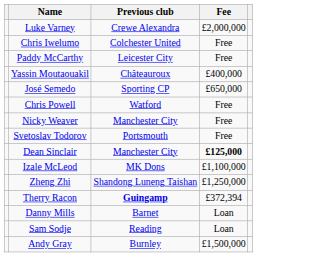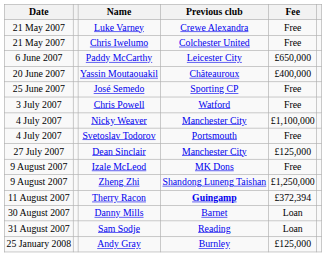+ column: (39, 12)
(224, 27) £2,000,000 -> (293, 27) Free
(224, 58) Free -> (293, 58) £650,000
(224, 89) £650,000 -> (293, 89) Free
(224, 120) Free -> (293, 120) £1,100,000
(224, 151) bold -> (293, 151) normal
(224, 167) £1,100,000 -> (293, 167) Free
(224, 244) £1,500,000 -> (293, 244) £125,000
